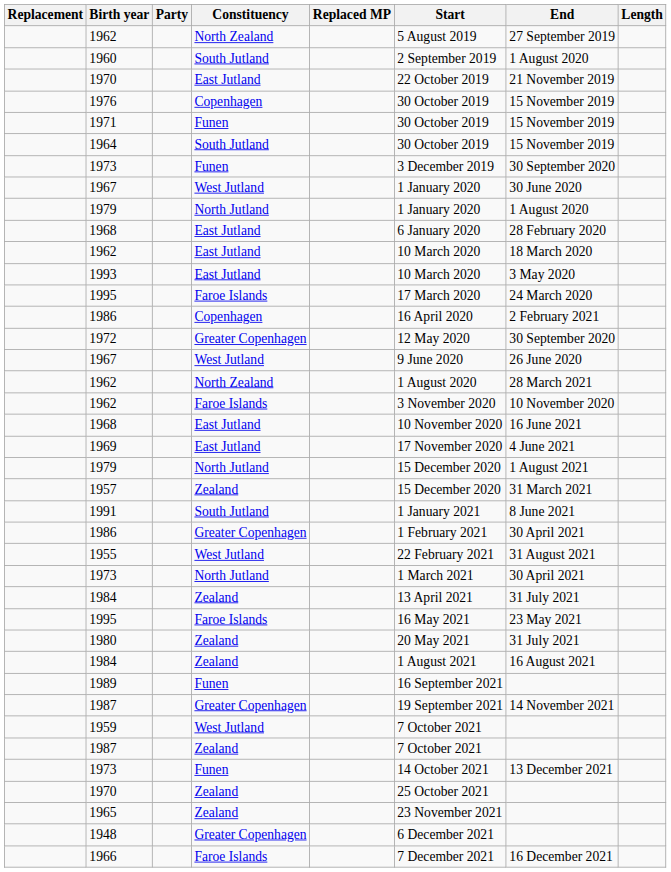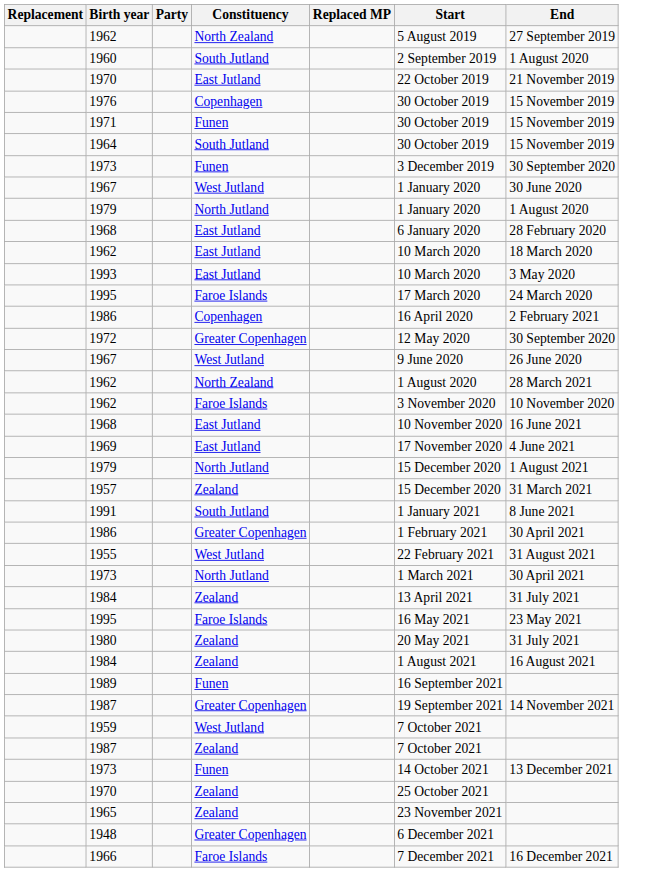- column: (642, 15)
